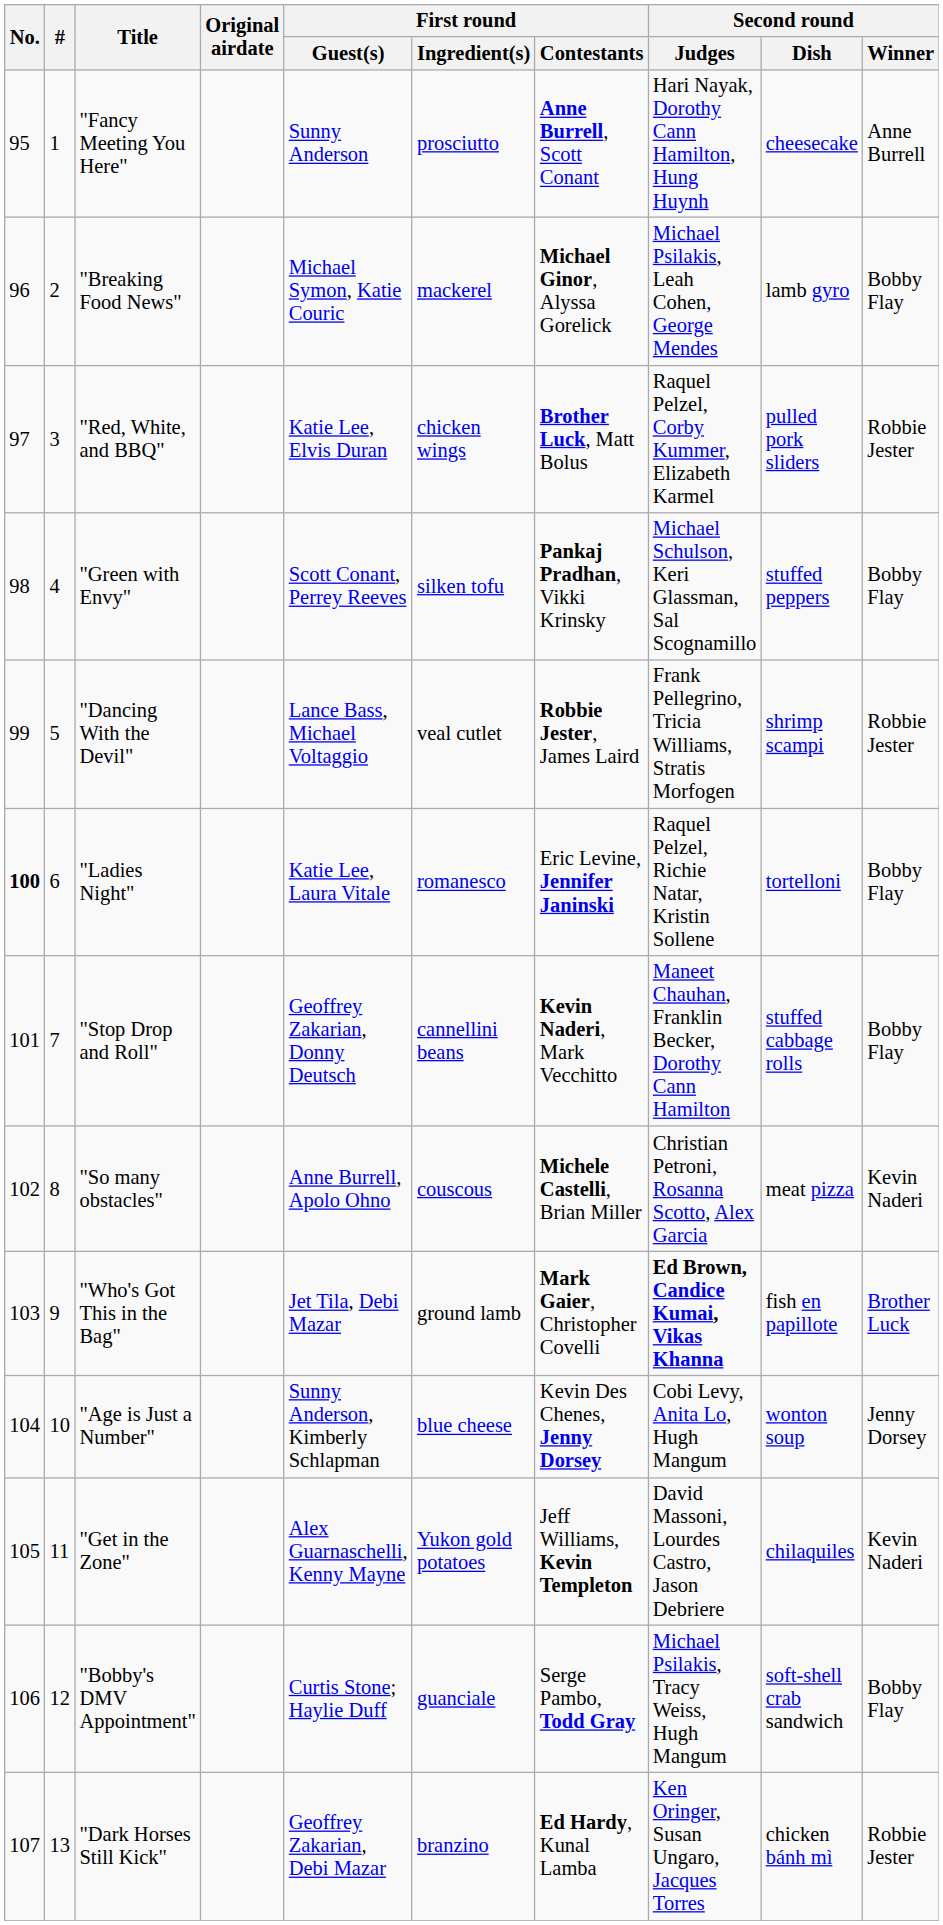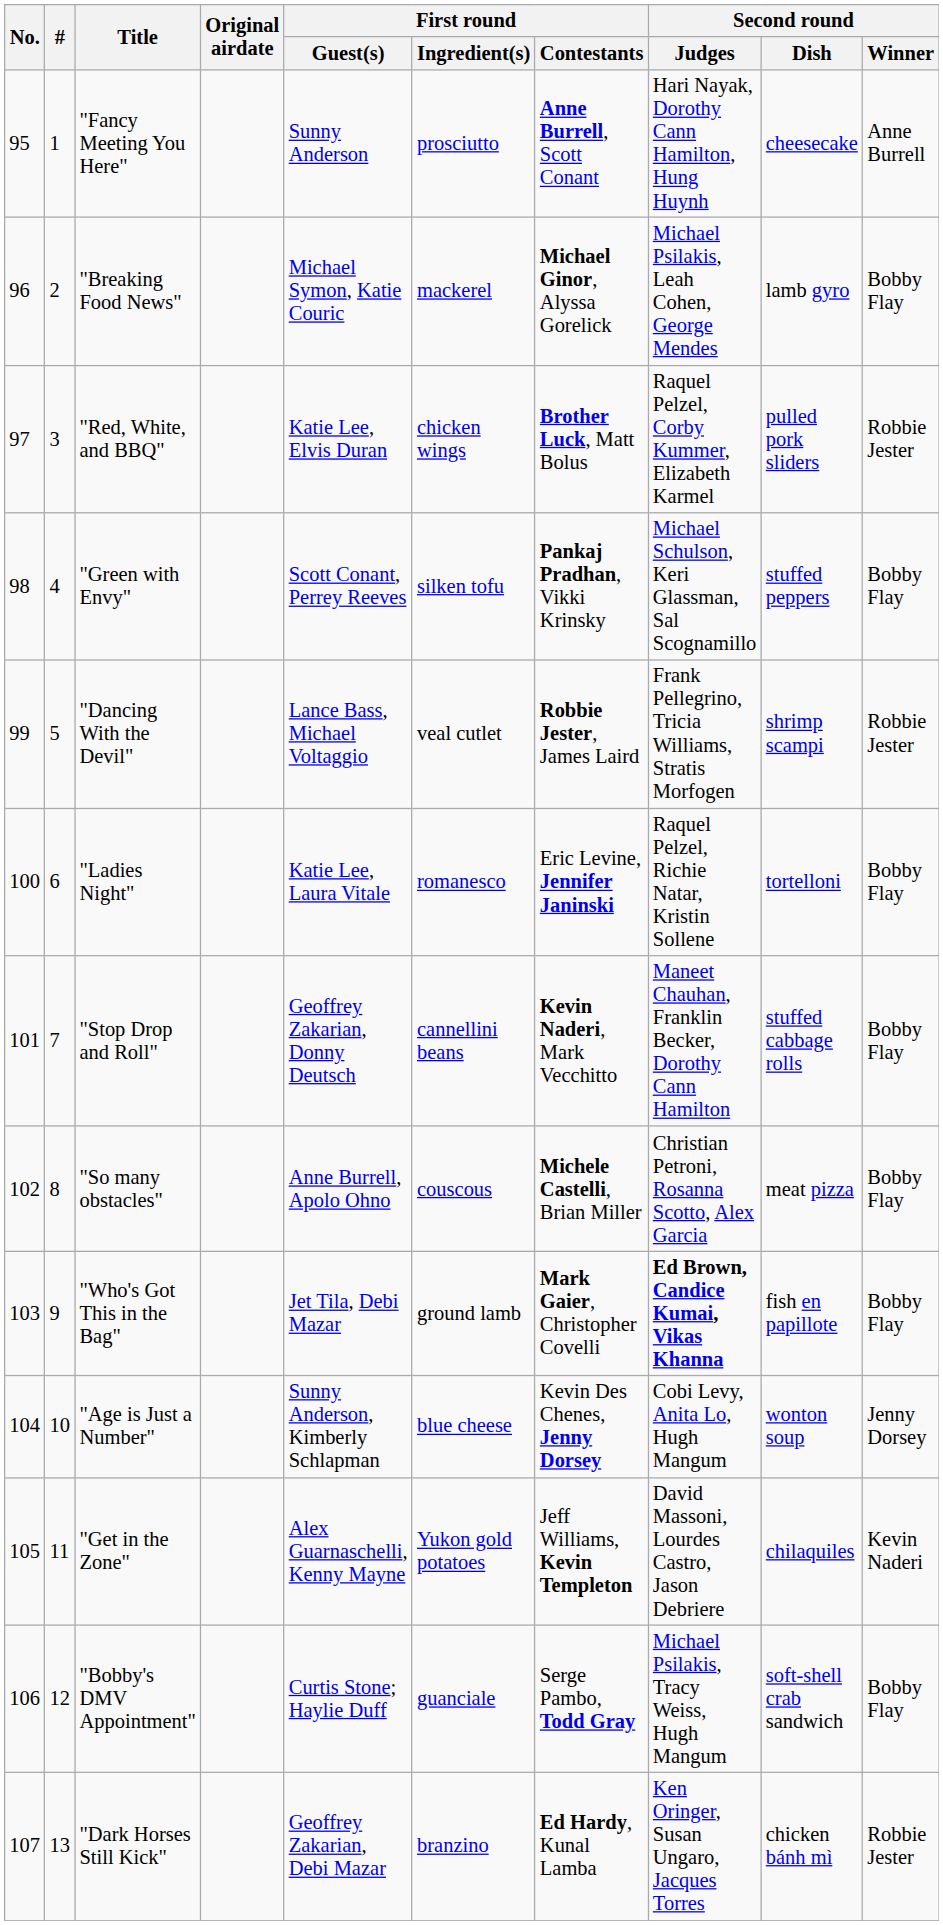(25, 881) bold -> (25, 881) normal
(895, 1188) Kevin Naderi -> (895, 1188) Bobby Flay
(899, 1313) Brother Luck -> (895, 1313) Bobby Flay
